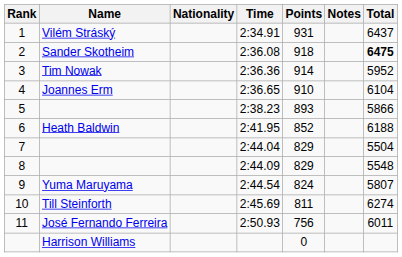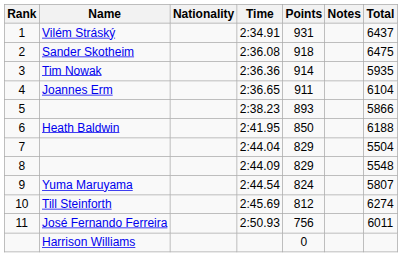(380, 52) bold -> (380, 52) normal
(380, 71) 5952 -> (380, 71) 5935
(304, 90) 910 -> (304, 90) 911
(304, 128) 852 -> (304, 128) 850
(304, 204) 811 -> (304, 204) 812
